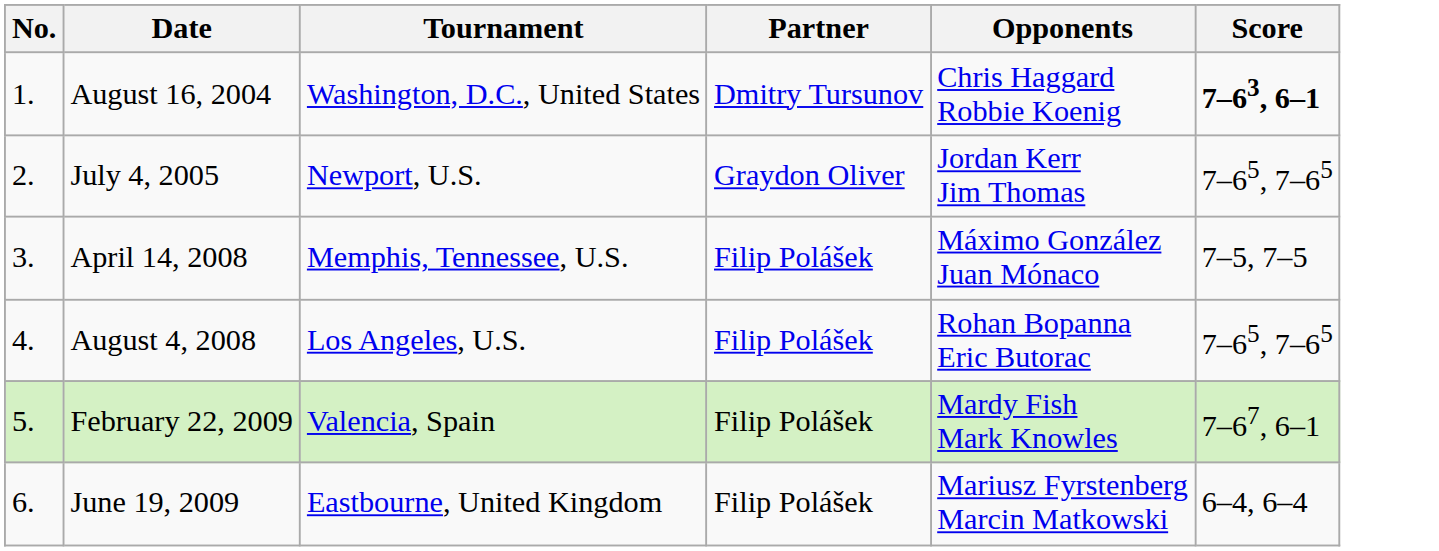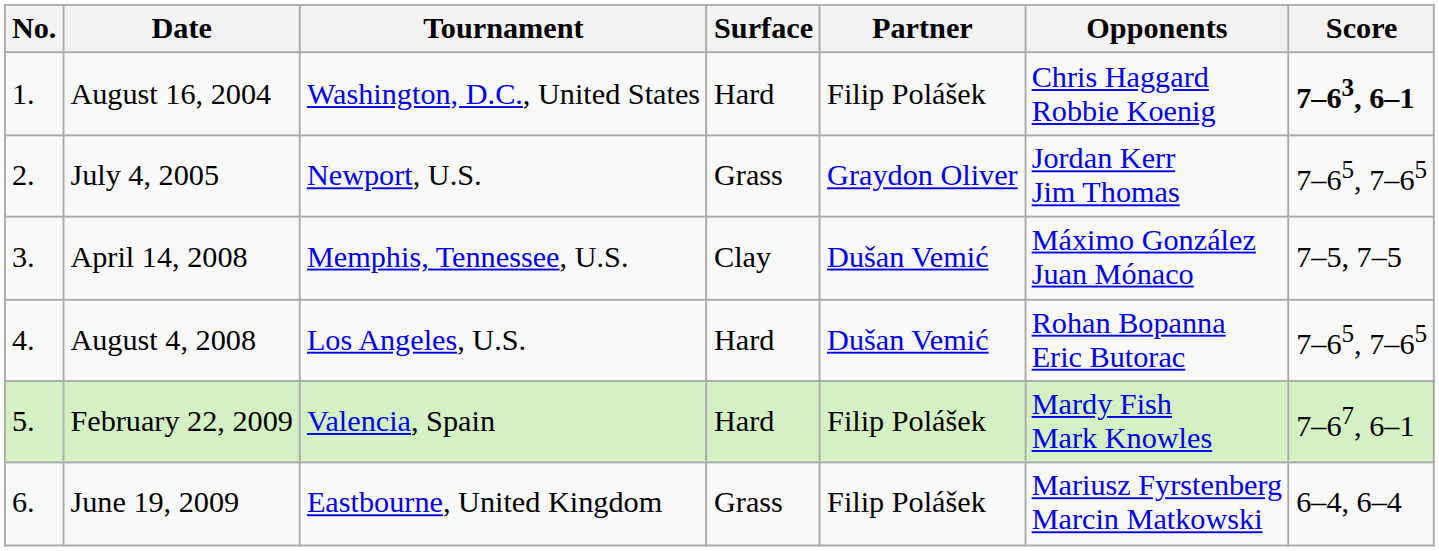+ column: (764, 28)
(819, 93) Dmitry Tursunov -> (906, 93) Filip Polášek
(793, 257) Filip Polášek -> (908, 257) Dušan Vemić
(793, 339) Filip Polášek -> (908, 339) Dušan Vemić
